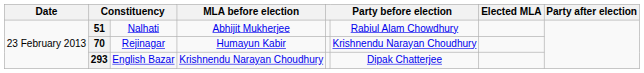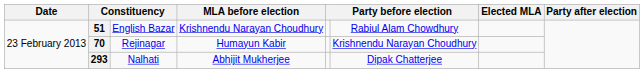(143, 28) Nalhati -> (143, 28) English Bazar
(251, 28) Abhijit Mukherjee -> (251, 28) Krishnendu Narayan Choudhury
(143, 60) English Bazar -> (143, 60) Nalhati
(251, 60) Krishnendu Narayan Choudhury -> (251, 60) Abhijit Mukherjee
